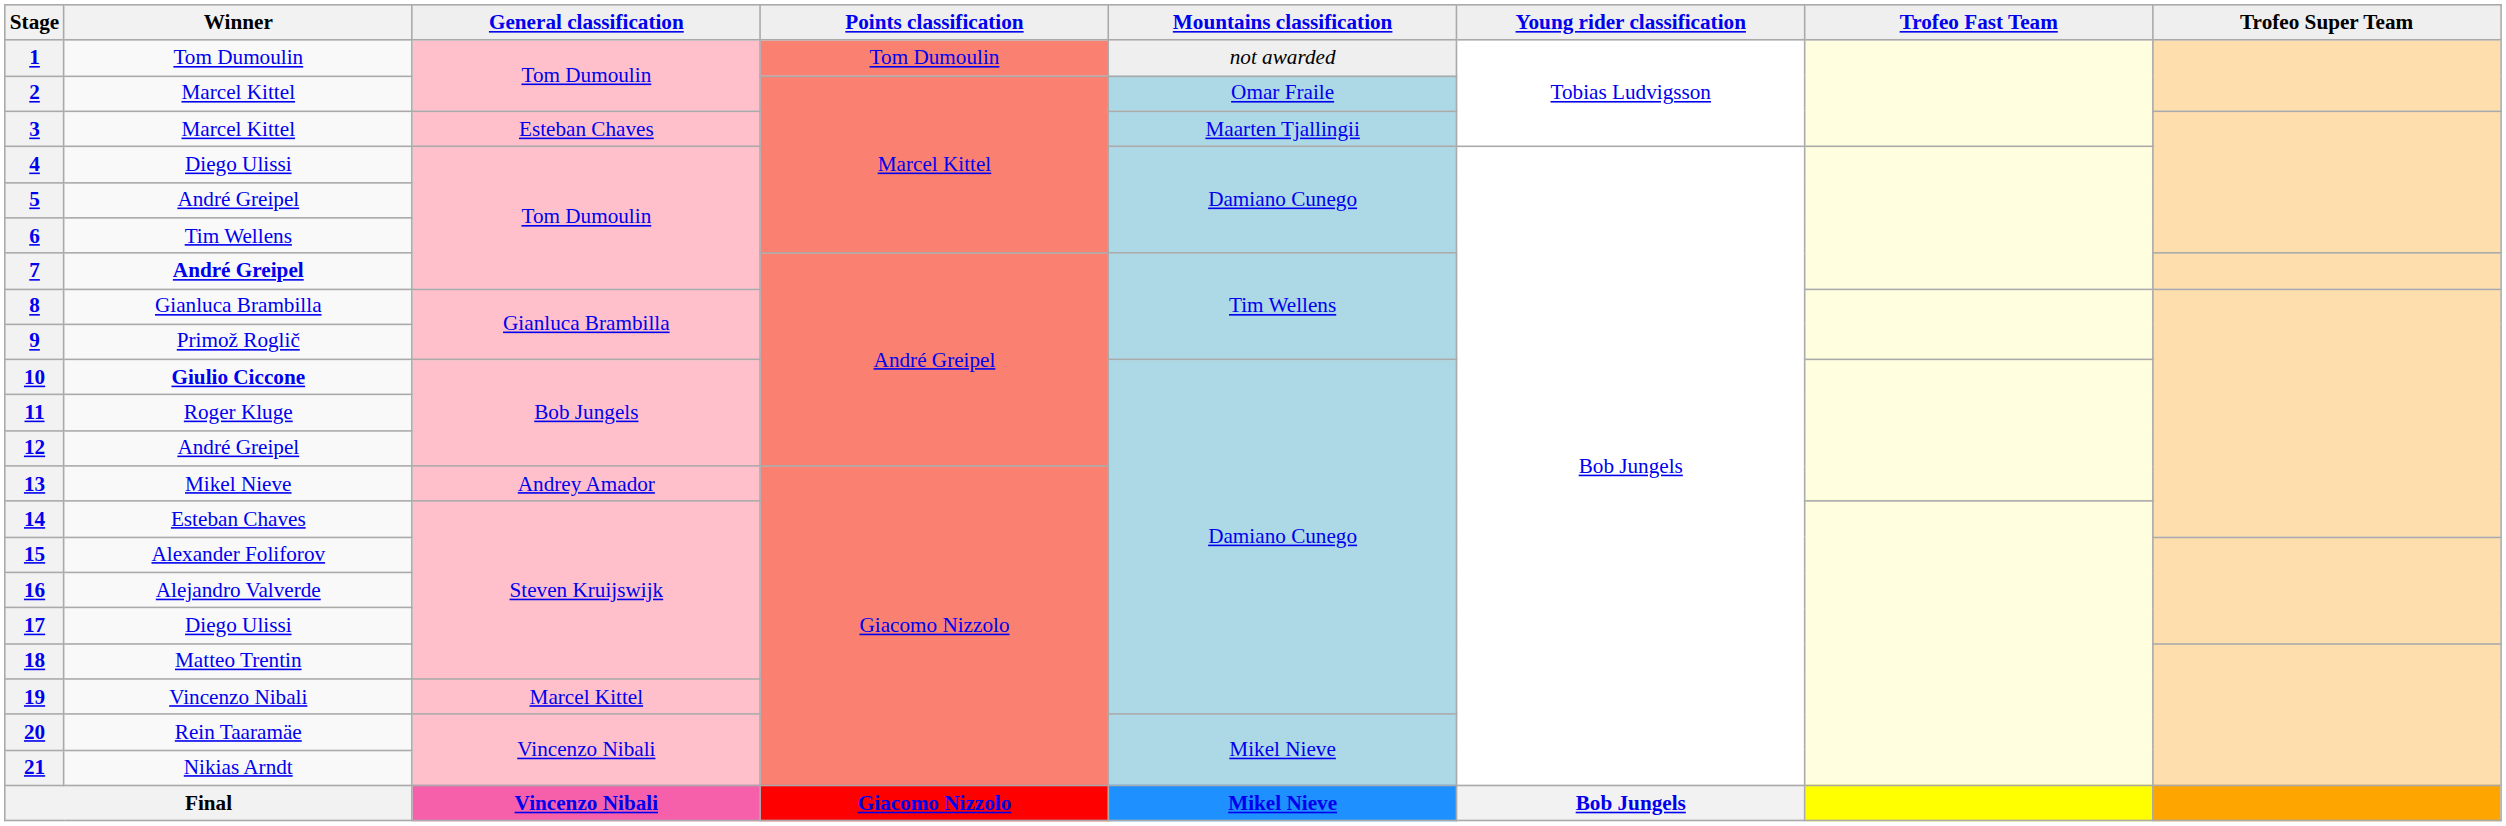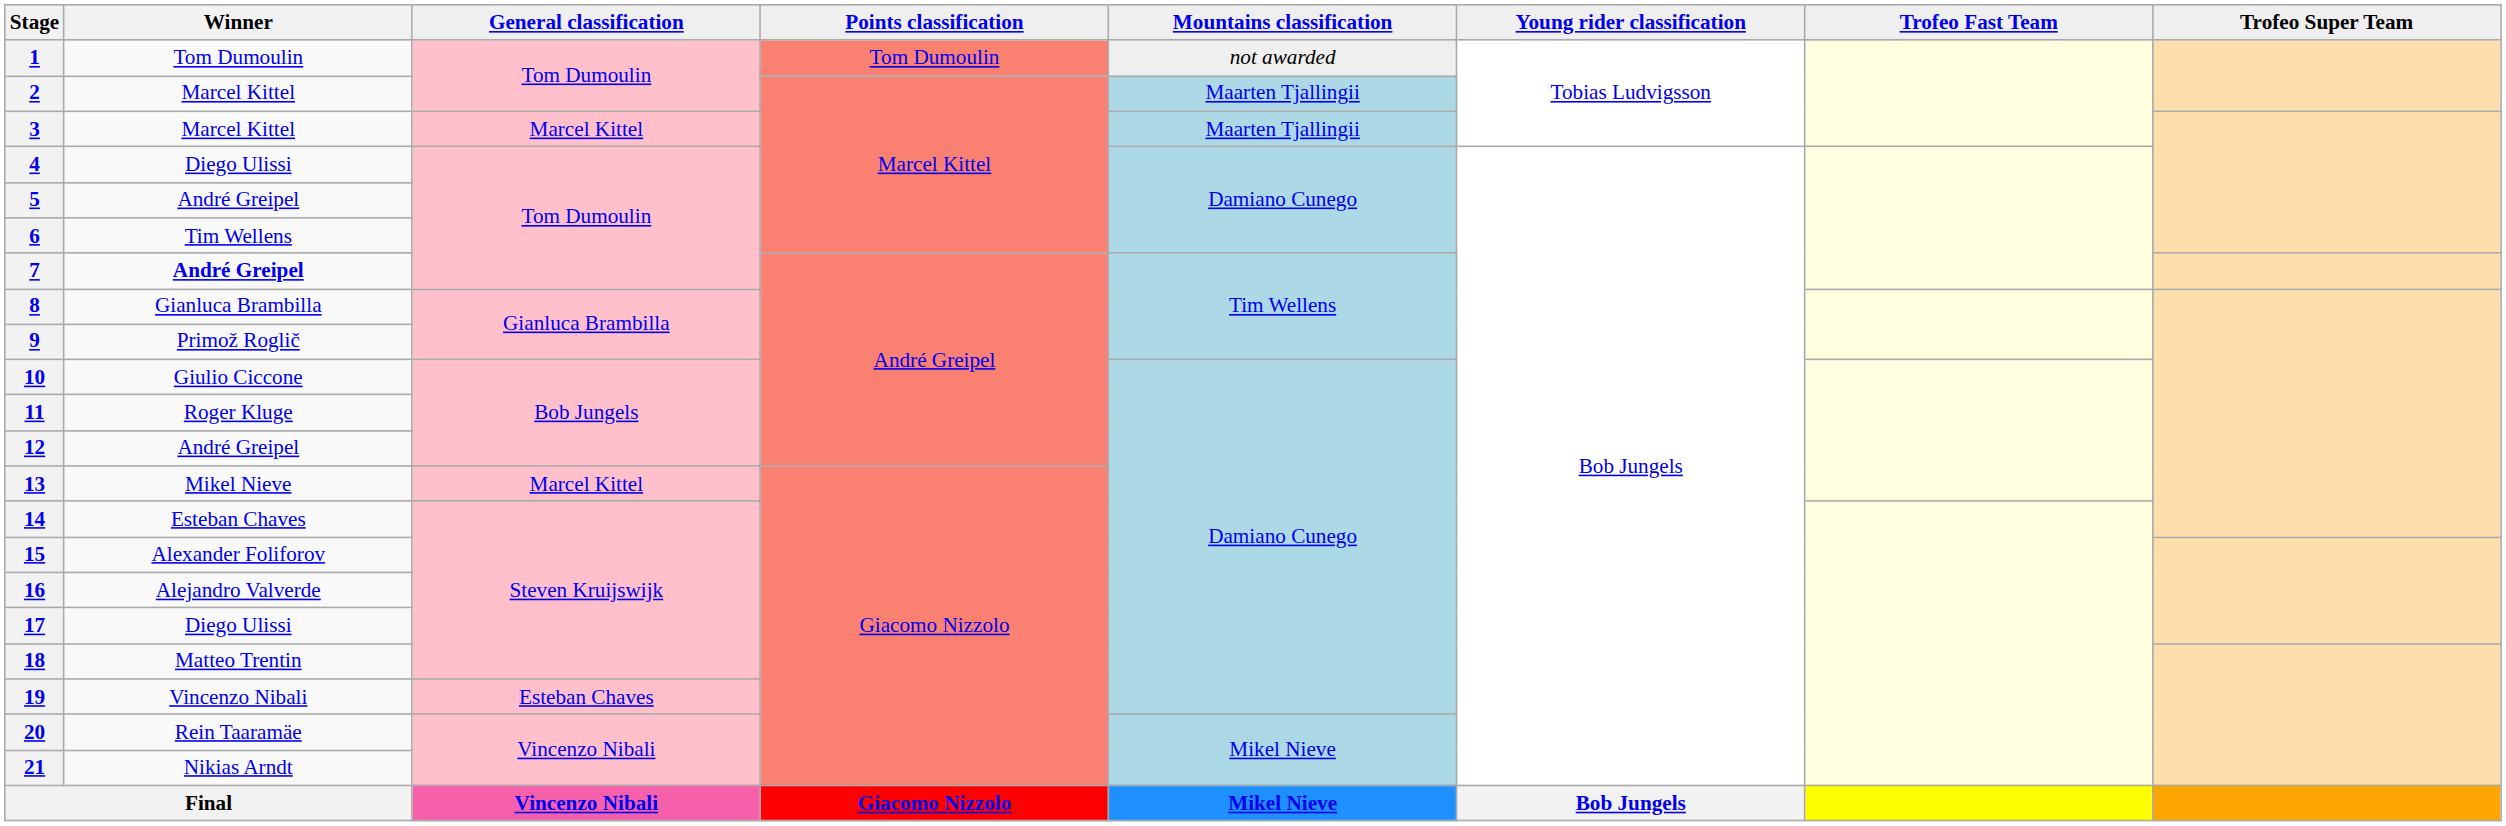(1283, 93) Omar Fraile -> (1283, 93) Maarten Tjallingii
(586, 128) Esteban Chaves -> (586, 128) Marcel Kittel
(238, 377) bold -> (238, 377) normal
(586, 483) Andrey Amador -> (586, 483) Marcel Kittel
(586, 696) Marcel Kittel -> (586, 696) Esteban Chaves
